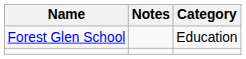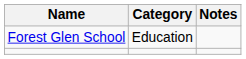columns swapped: (207, 15) <-> (151, 15)
